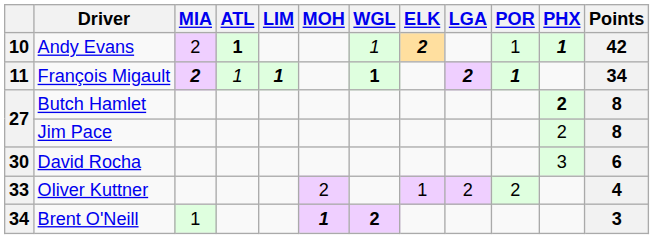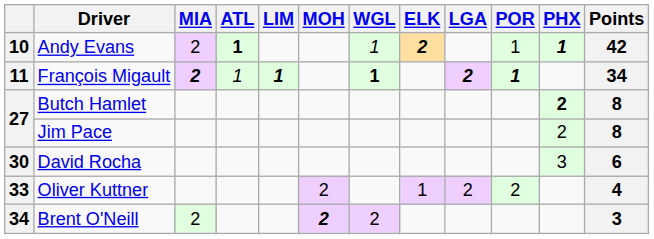(195, 218) 1 -> (195, 218) 2
(324, 218) 1 -> (324, 218) 2
(374, 218) bold -> (374, 218) normal
